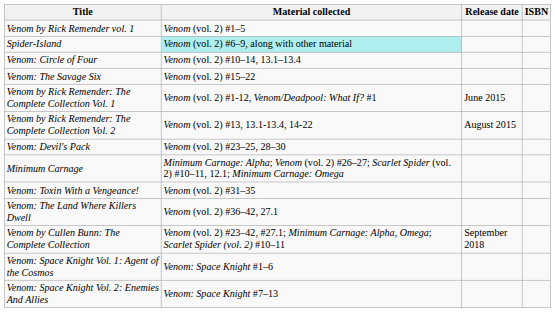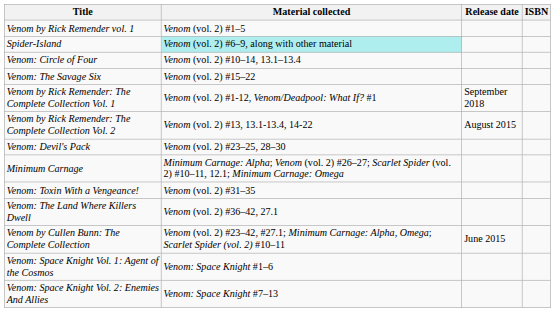(485, 98) June 2015 -> (486, 98) September 2018
(486, 239) September 2018 -> (485, 239) June 2015
